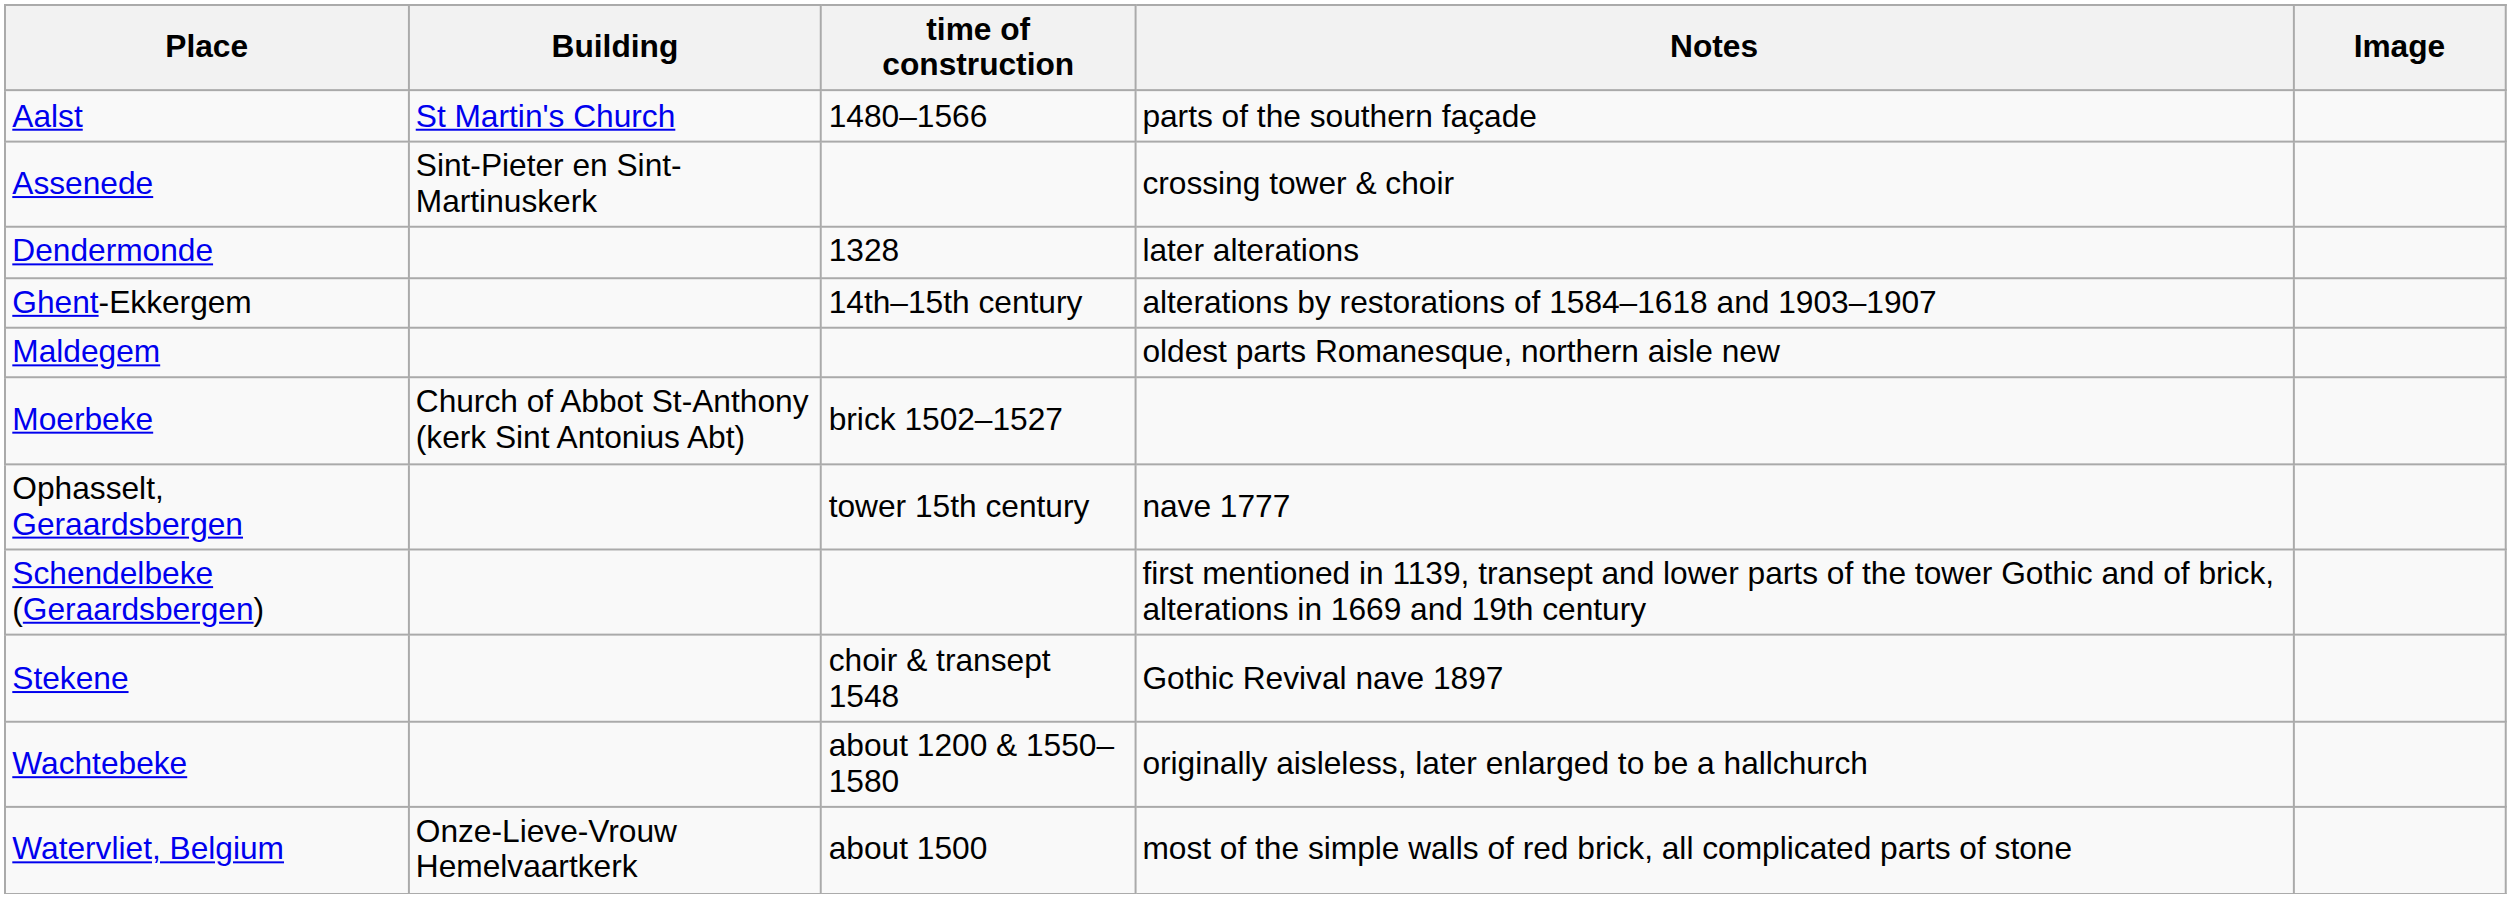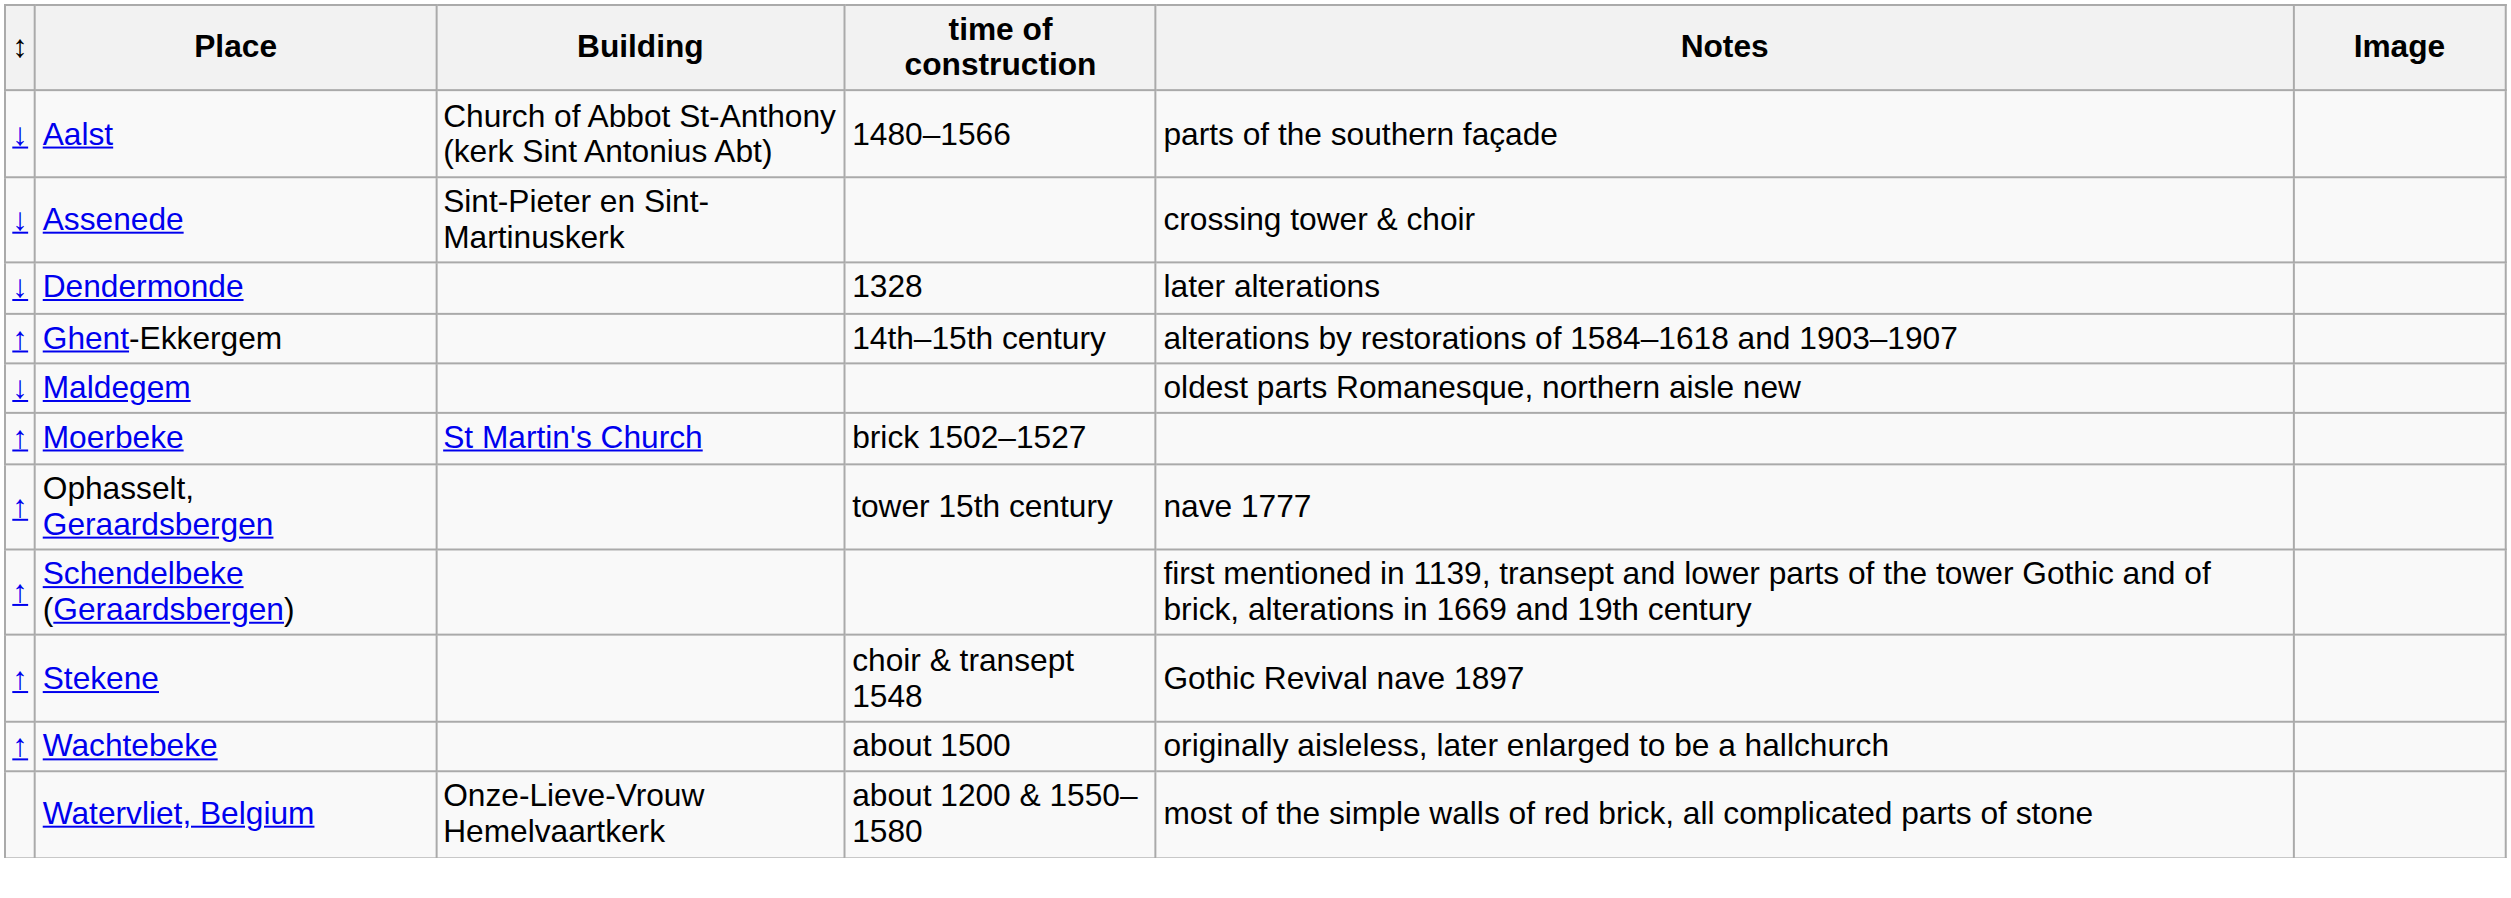+ column: (20, 47)
(546, 115) St Martin's Church -> (640, 133) Church of Abbot St-Anthony (kerk Sint Antonius Abt)
(612, 420) Church of Abbot St-Anthony (kerk Sint Antonius Abt) -> (573, 437) St Martin's Church
(971, 763) about 1200 & 1550–1580 -> (931, 745) about 1500
(908, 849) about 1500 -> (995, 813) about 1200 & 1550–1580
